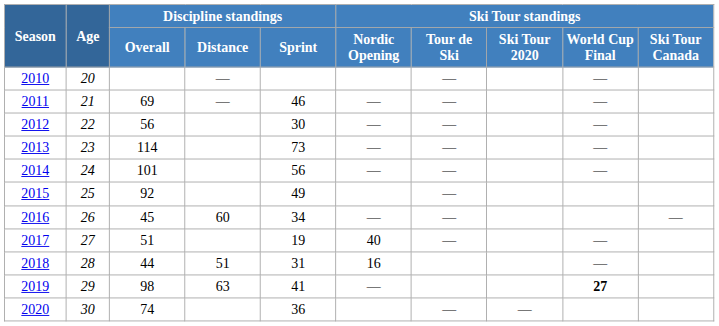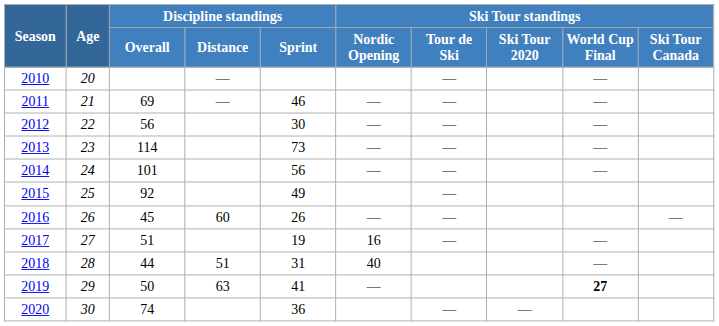(298, 217) 34 -> (298, 217) 26
(374, 240) 40 -> (374, 240) 16
(374, 263) 16 -> (374, 263) 40
(147, 286) 98 -> (147, 286) 50
